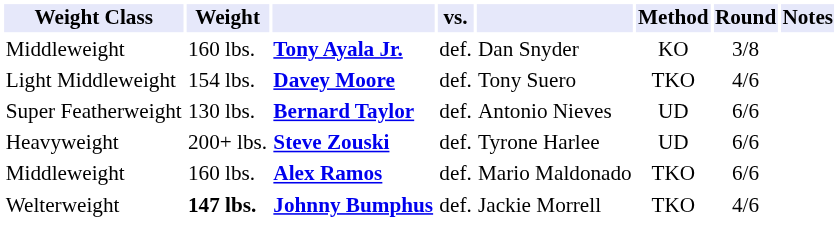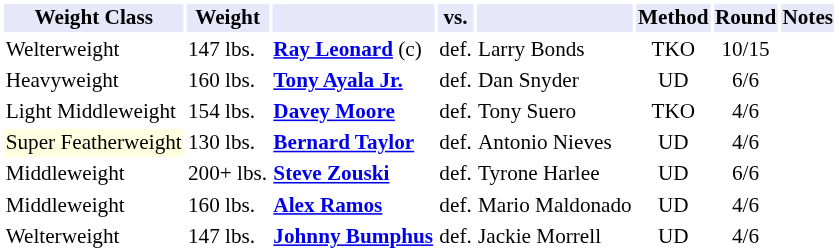+ row: (348, 49)
(65, 49) Middleweight -> (62, 80) Heavyweight
(673, 49) KO -> (673, 80) UD
(746, 49) 3/8 -> (746, 80) 6/6
(94, 111) no background -> (94, 142) lightyellow background
(746, 111) 6/6 -> (746, 142) 4/6
(62, 142) Heavyweight -> (65, 173) Middleweight
(673, 173) TKO -> (673, 205) UD
(746, 173) 6/6 -> (746, 205) 4/6
(222, 205) bold -> (222, 236) normal
(673, 205) TKO -> (673, 236) UD
